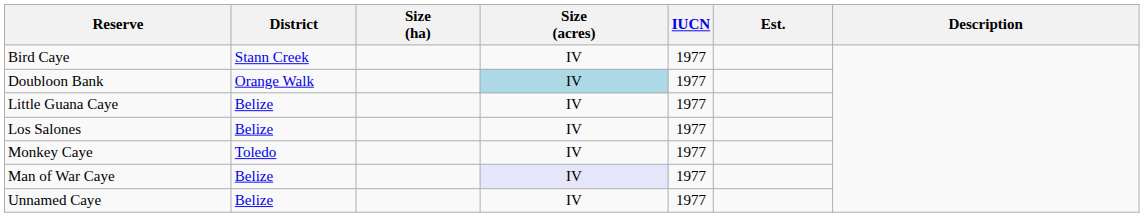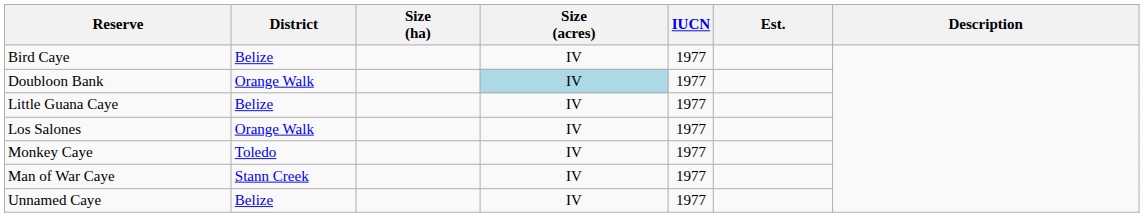(272, 57) Stann Creek -> (254, 57) Belize
(254, 128) Belize -> (274, 128) Orange Walk
(254, 176) Belize -> (272, 176) Stann Creek
(574, 176) lavender background -> (574, 176) no background
